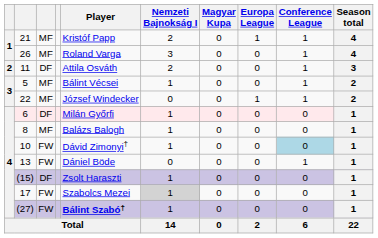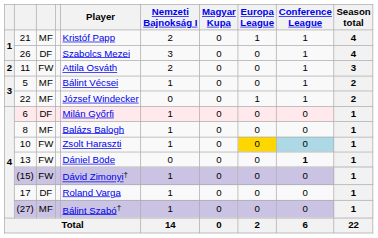(46, 53) MF -> (46, 53) DF
(92, 53) Roland Varga -> (96, 53) Szabolcs Mezei
(46, 68) DF -> (46, 68) FW
(95, 145) Dávid Zimonyi† -> (92, 144) Zsolt Haraszti
(257, 145) no background -> (257, 144) gold background
(305, 162) normal -> (305, 159) bold
(46, 177) DF -> (46, 176) FW
(92, 177) Zsolt Haraszti -> (95, 176) Dávid Zimonyi†
(46, 192) FW -> (46, 192) DF
(96, 192) Szabolcs Mezei -> (92, 192) Roland Varga
(170, 192) lightgrey background -> (170, 192) no background
(46, 209) FW -> (46, 209) MF
(94, 209) bold -> (92, 209) normal
